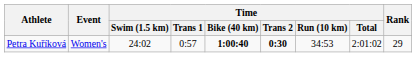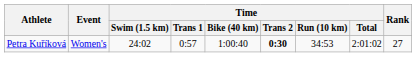(233, 44) bold -> (233, 44) normal
(398, 44) 29 -> (398, 44) 27
